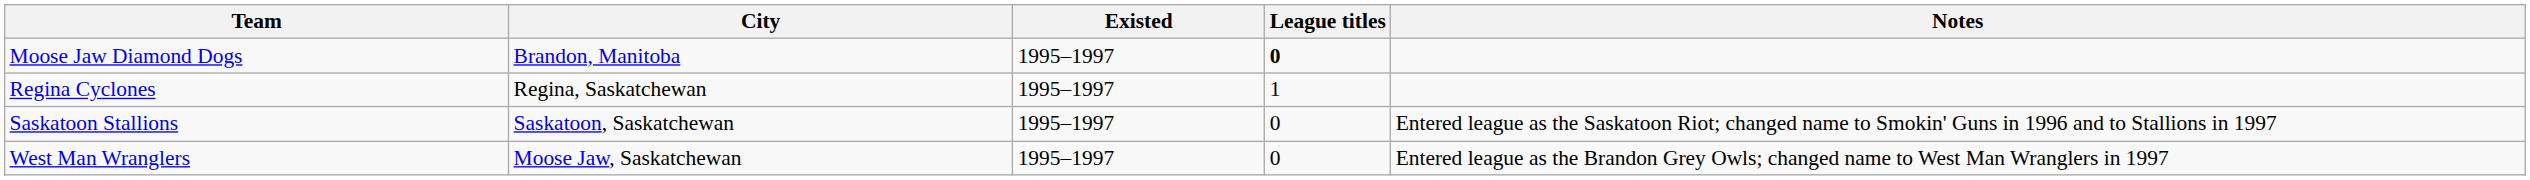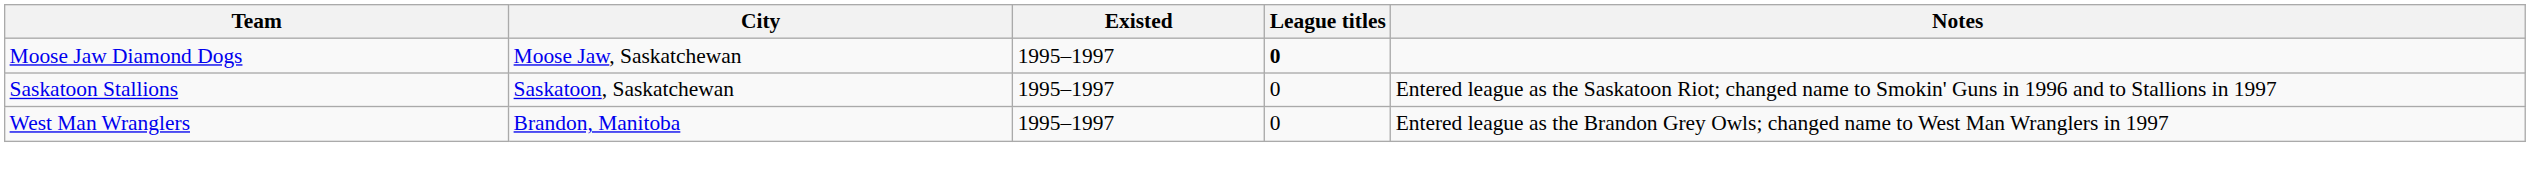(597, 55) Brandon, Manitoba -> (628, 55) Moose Jaw, Saskatchewan
- row: (83, 89)
(628, 157) Moose Jaw, Saskatchewan -> (597, 123) Brandon, Manitoba
